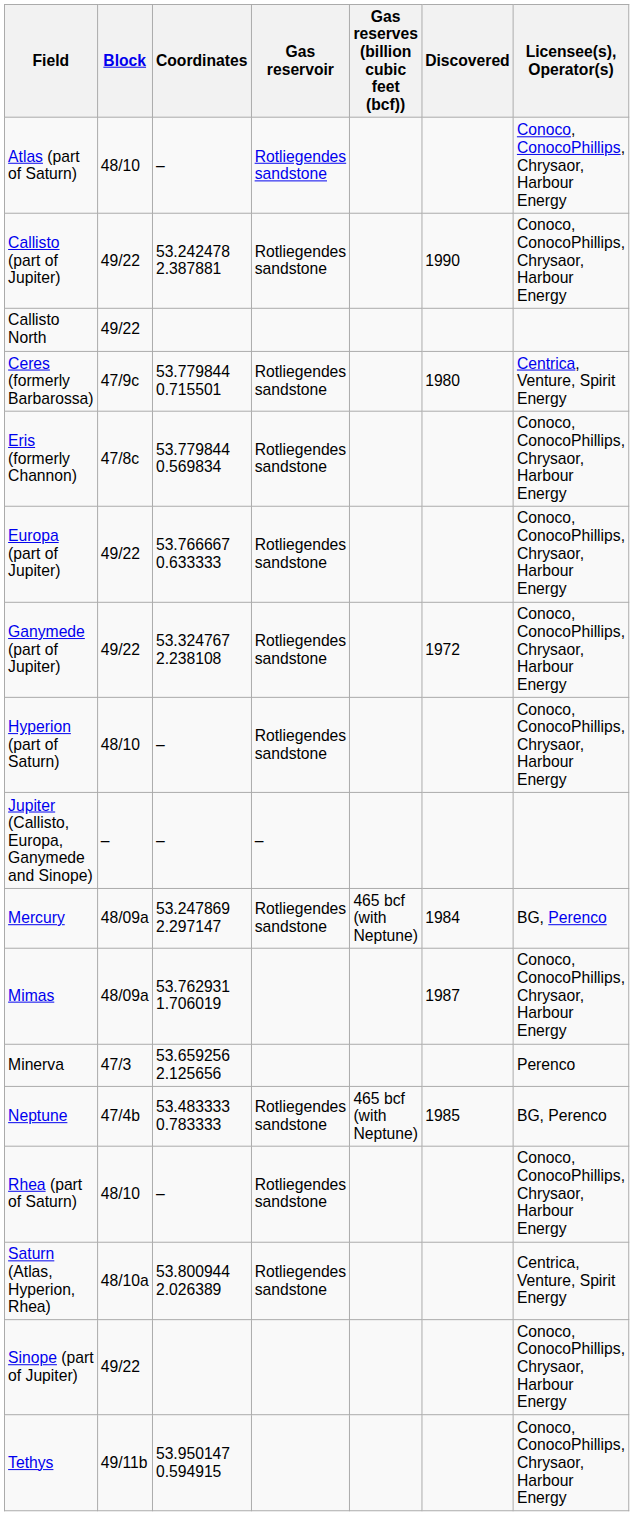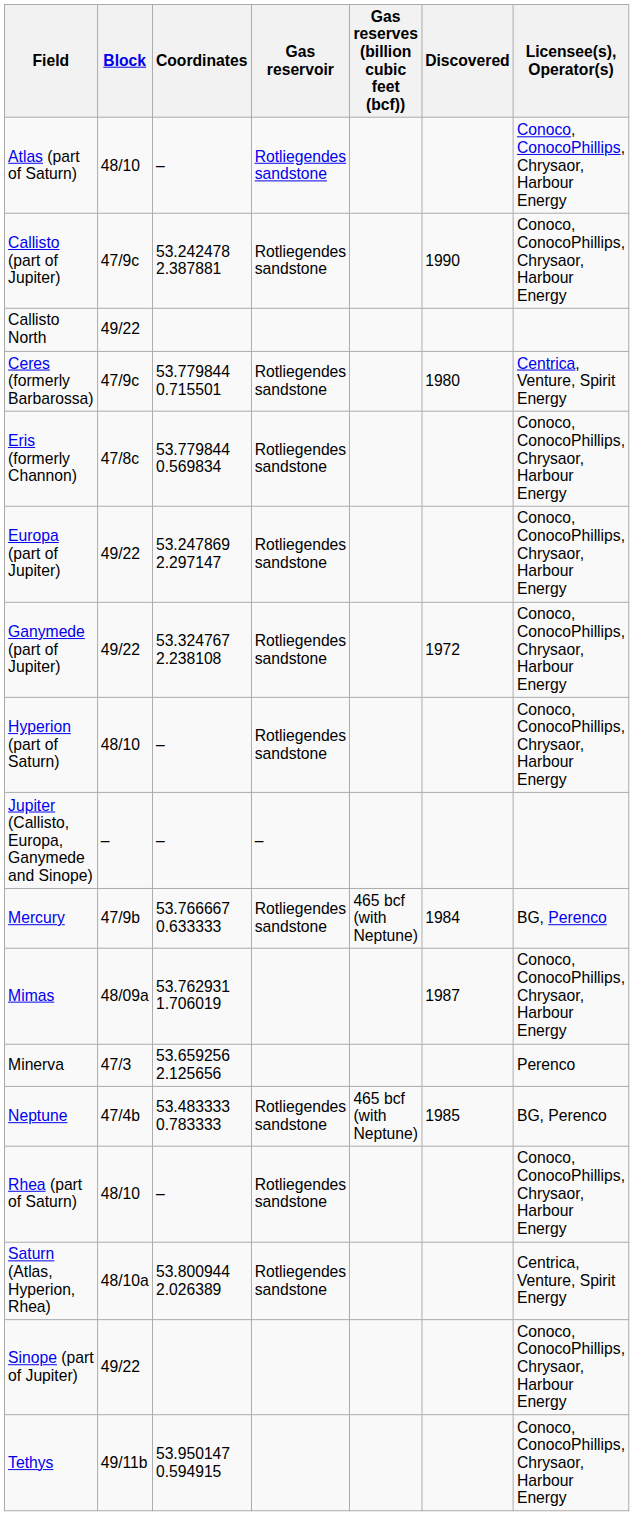(120, 260) 49/22 -> (120, 260) 47/9c
(193, 554) 53.766667 0.633333 -> (193, 554) 53.247869 2.297147
(125, 918) 48/09a -> (120, 918) 47/9b
(193, 918) 53.247869 2.297147 -> (193, 918) 53.766667 0.633333
